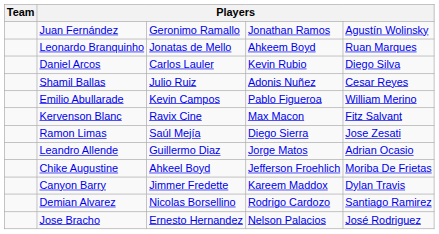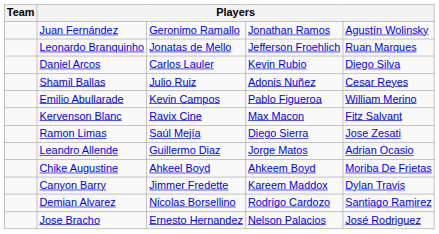(282, 47) Ahkeem Boyd -> (294, 47) Jefferson Froehlich
(294, 168) Jefferson Froehlich -> (282, 168) Ahkeem Boyd
